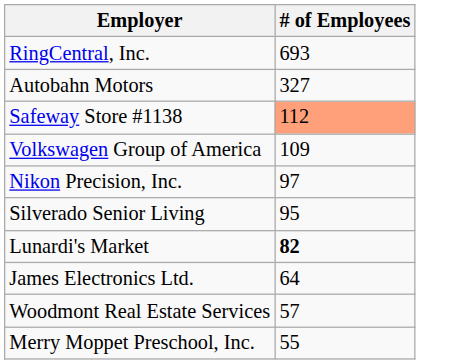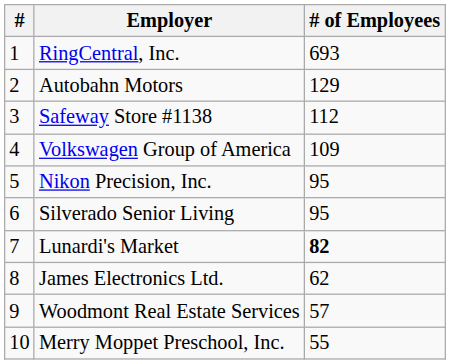+ column: (19, 20)
(295, 85) 327 -> (324, 85) 129
(294, 117) lightsalmon background -> (324, 117) no background
(290, 181) 97 -> (319, 181) 95
(290, 278) 64 -> (319, 278) 62
